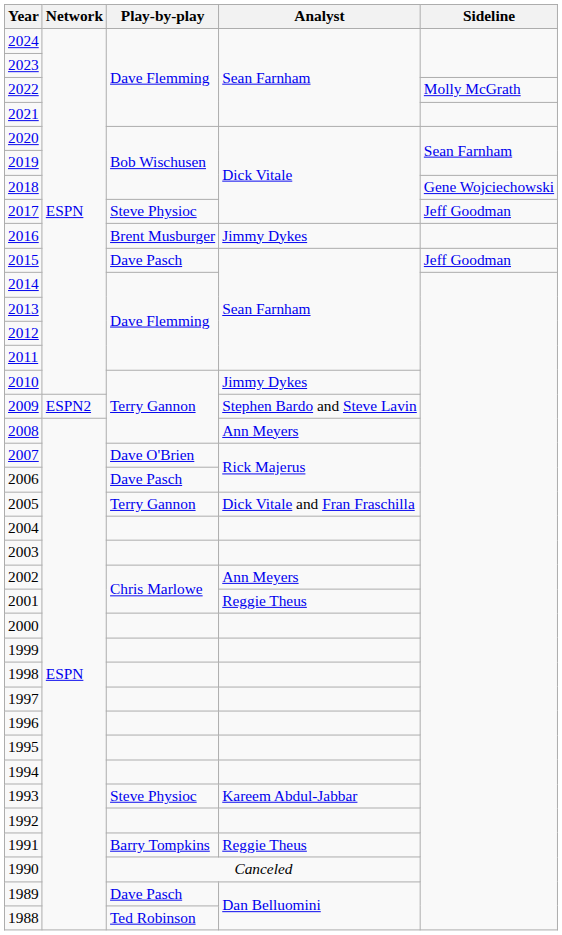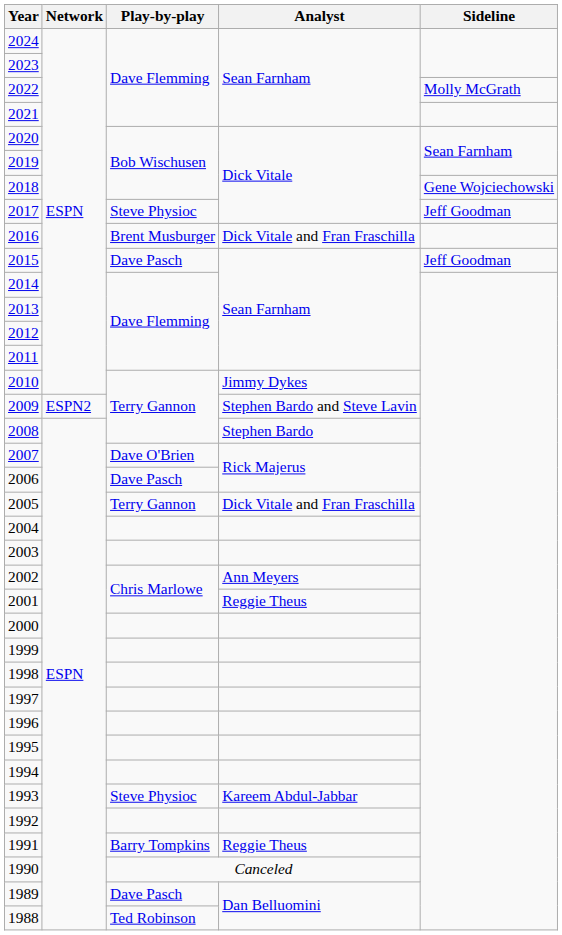(265, 235) Jimmy Dykes -> (318, 235) Dick Vitale and Fran Fraschilla
(260, 430) Ann Meyers -> (268, 430) Stephen Bardo
